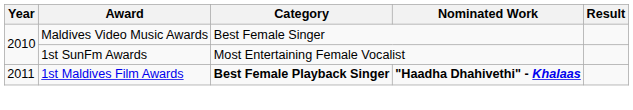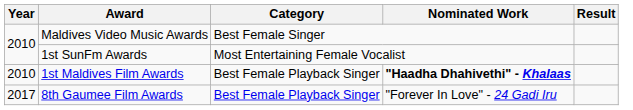(21, 74) 2011 -> (21, 74) 2010
(302, 74) bold -> (297, 74) normal
+ row: (112, 94)
